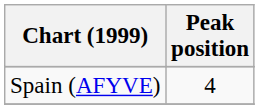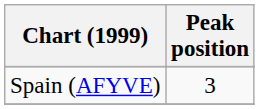(210, 85) 4 -> (210, 85) 3
